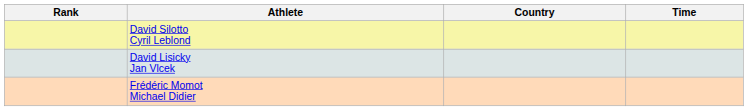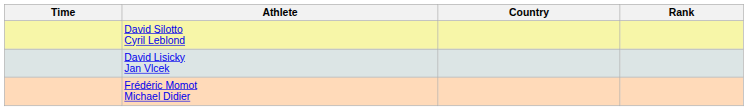columns swapped: (66, 12) <-> (684, 12)
